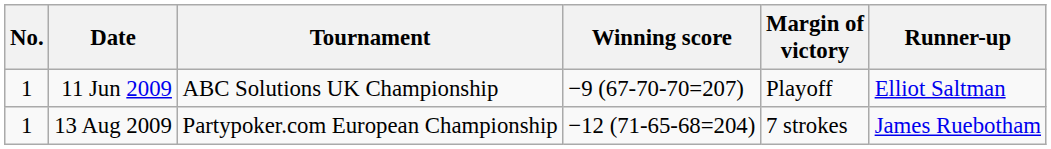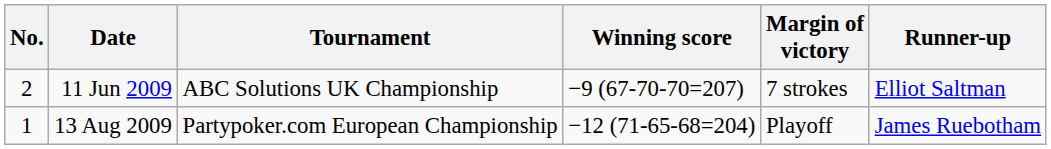(27, 88) 1 -> (27, 88) 2
(799, 88) Playoff -> (807, 88) 7 strokes
(807, 125) 7 strokes -> (799, 125) Playoff
